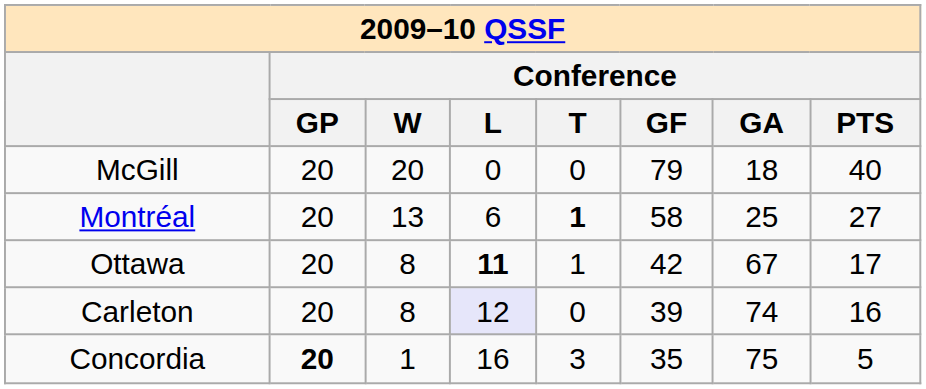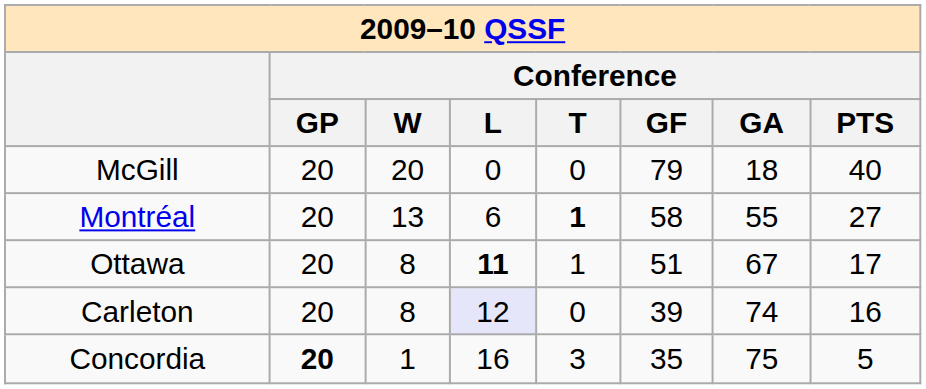(762, 217) 25 -> (762, 217) 55
(666, 265) 42 -> (666, 265) 51
